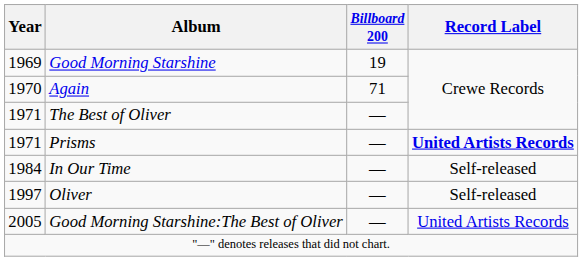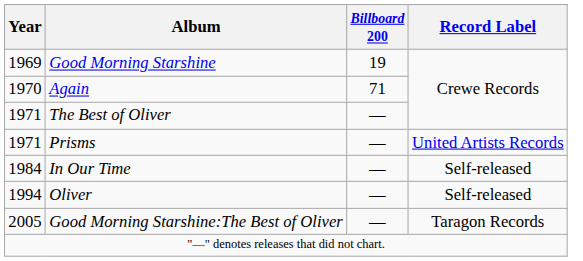(493, 141) bold -> (488, 141) normal
(25, 194) 1997 -> (25, 194) 1994
(493, 221) United Artists Records -> (488, 221) Taragon Records
